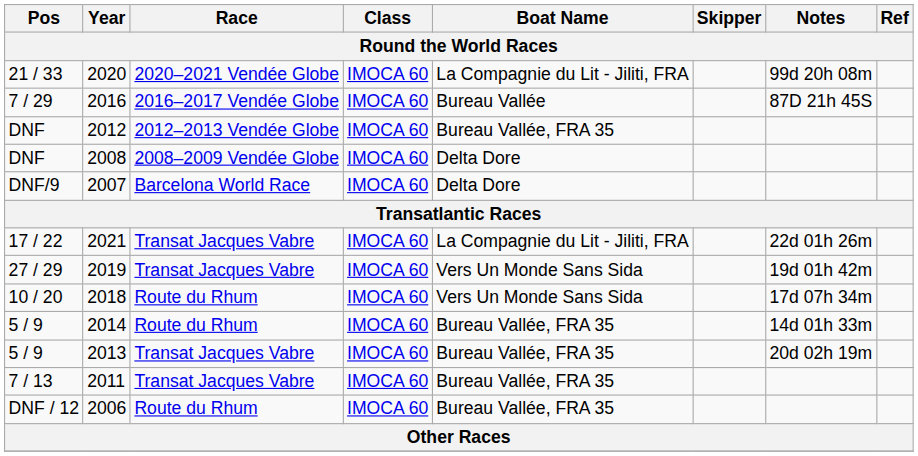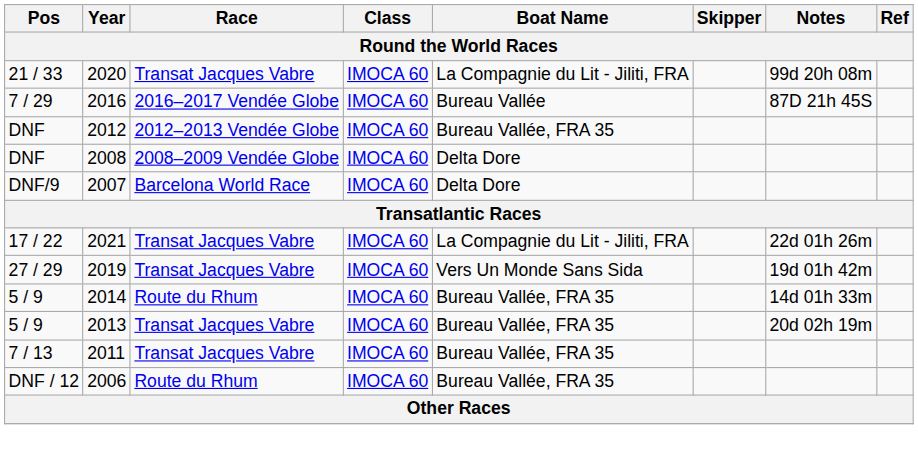(237, 74) 2020–2021 Vendée Globe -> (224, 74) Transat Jacques Vabre
- row: (107, 297)
